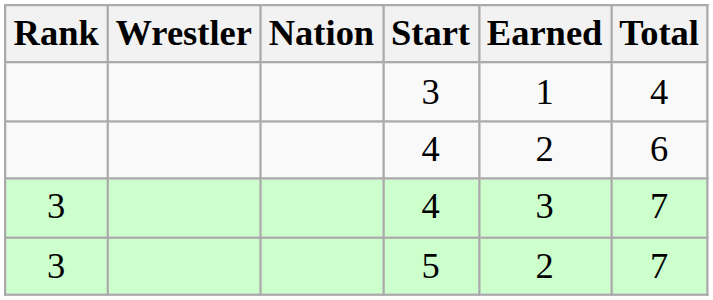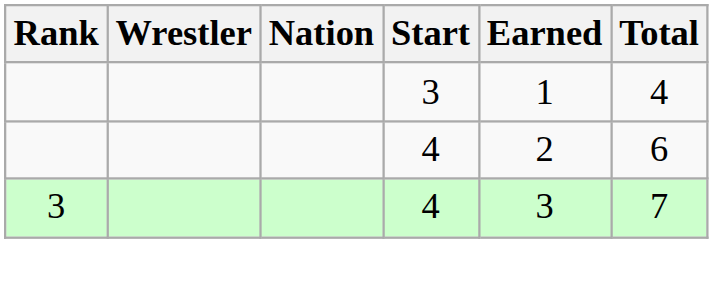- row: (56, 264)
